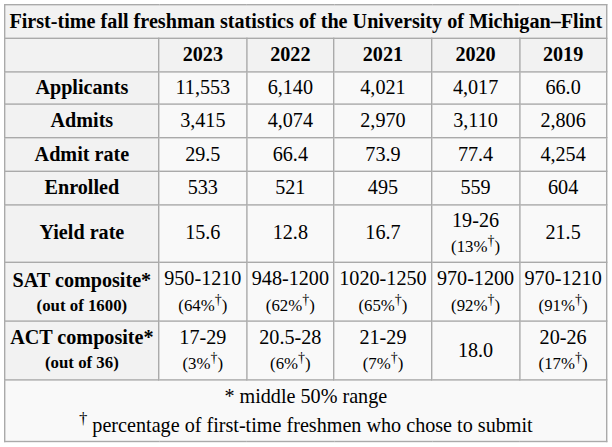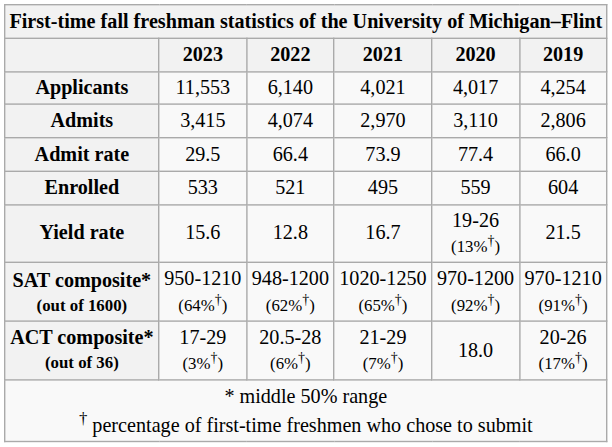(563, 87) 66.0 -> (563, 87) 4,254
(563, 154) 4,254 -> (563, 154) 66.0
